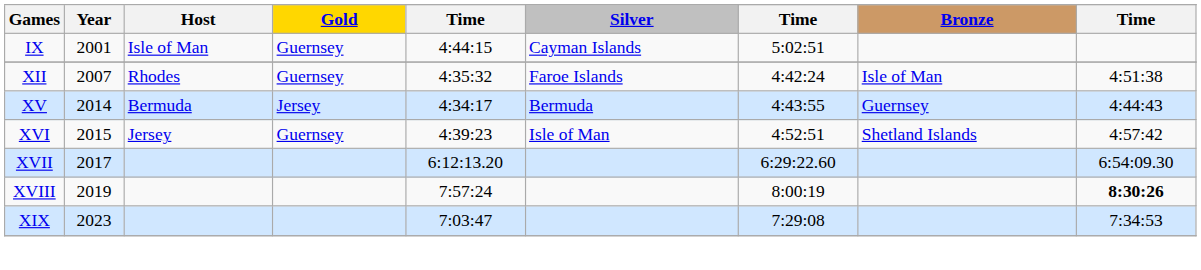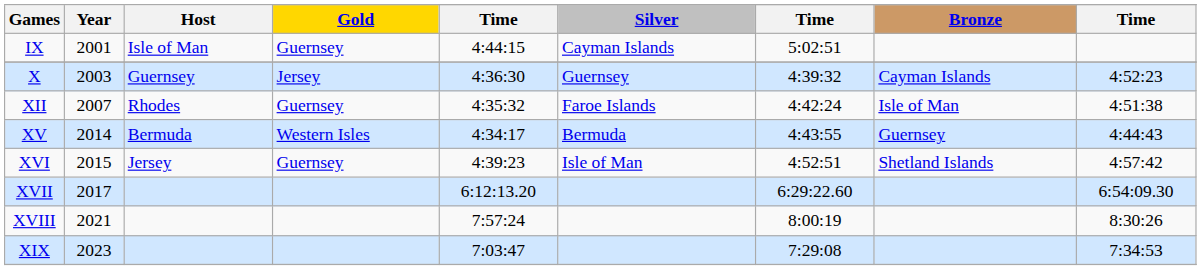+ row: (34, 76)
(298, 105) Jersey -> (323, 134) Western Isles
(94, 192) 2019 -> (94, 220) 2021
(1136, 192) bold -> (1136, 220) normal
